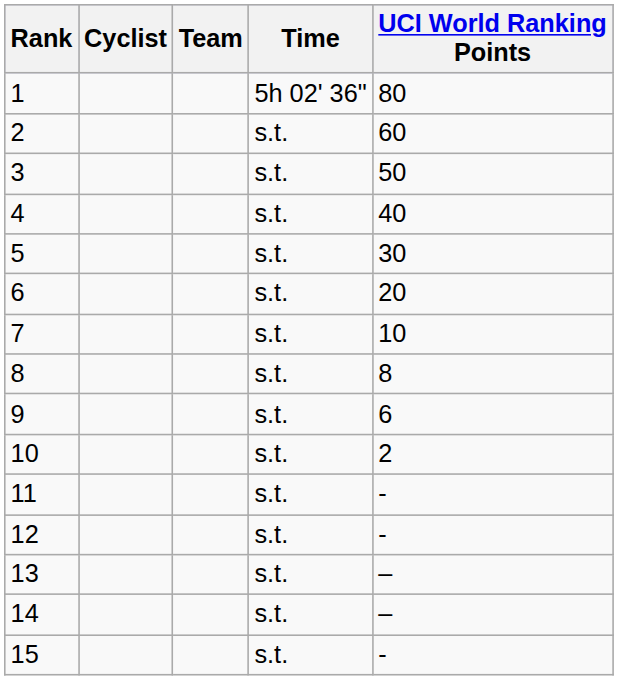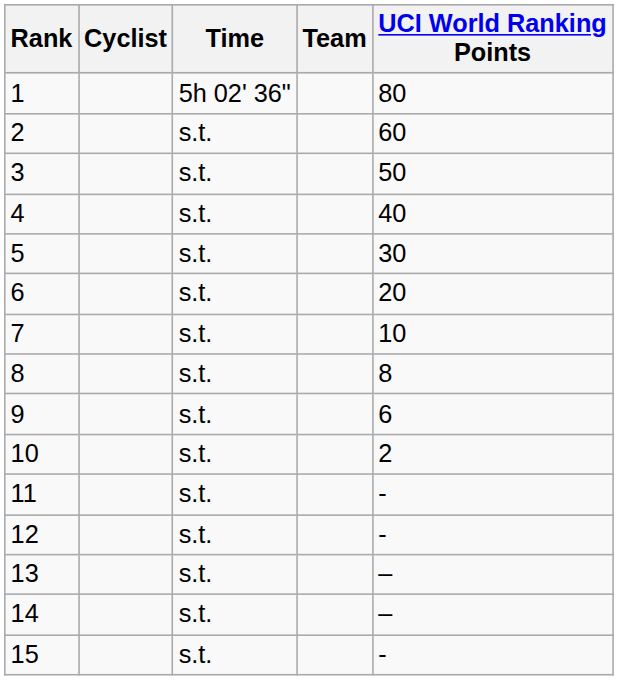columns swapped: (211, 38) <-> (311, 38)
